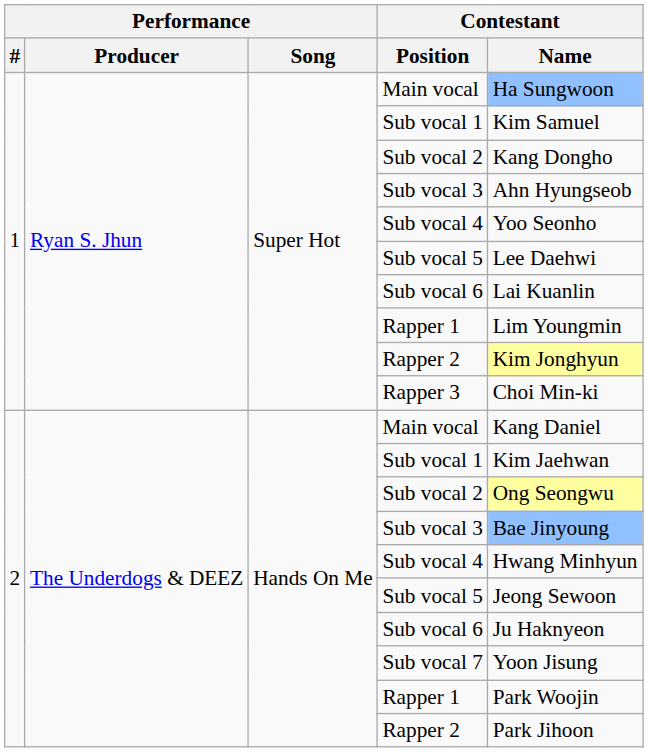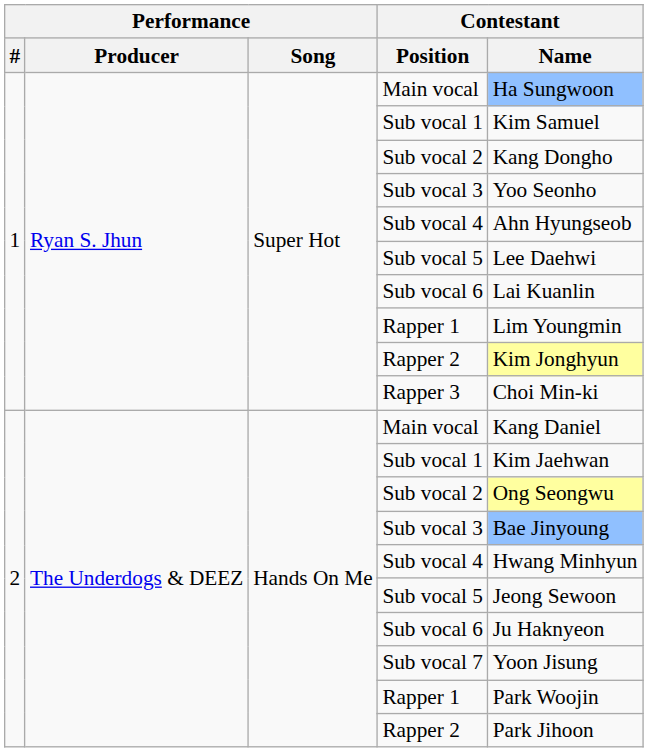(562, 190) Ahn Hyungseob -> (545, 190) Yoo Seonho
(545, 223) Yoo Seonho -> (562, 223) Ahn Hyungseob
